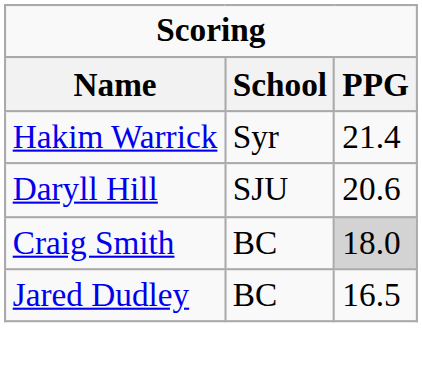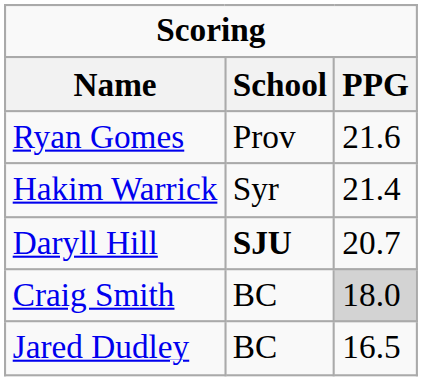+ row: (98, 136)
(260, 189) normal -> (262, 242) bold
(371, 189) 20.6 -> (371, 242) 20.7
